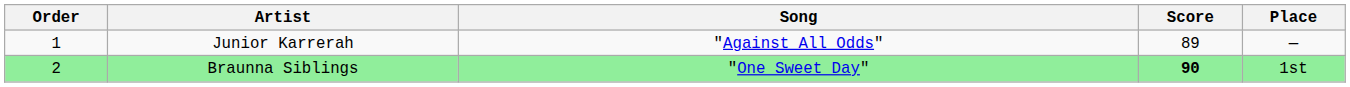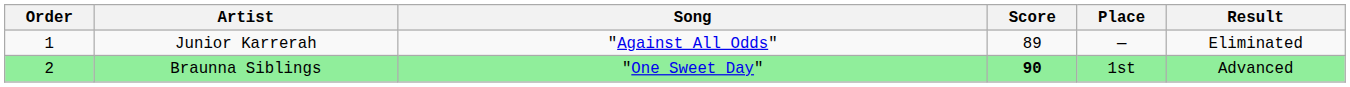+ column: (1256, 17)
